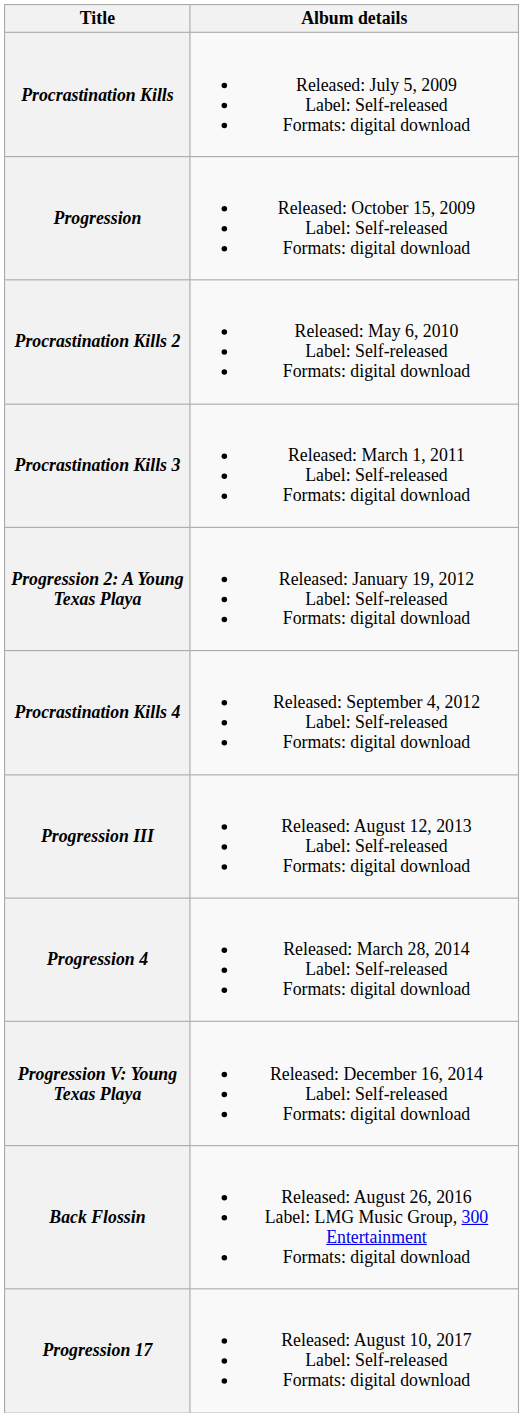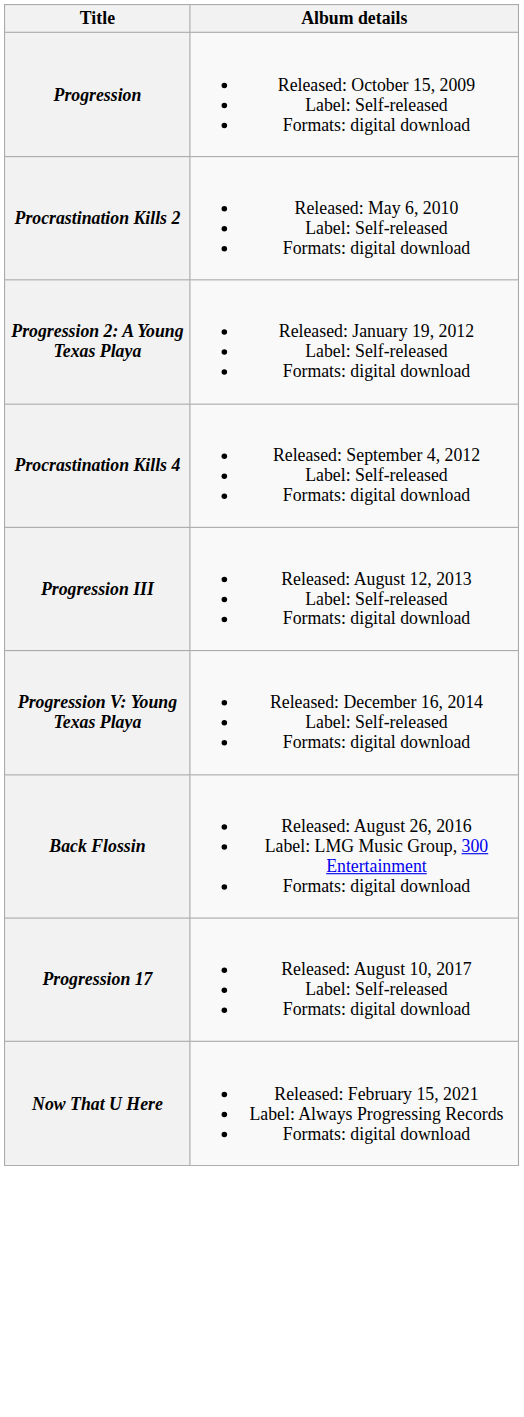- row: (97, 94)
- row: (97, 465)
- row: (97, 959)
+ row: (97, 1103)
